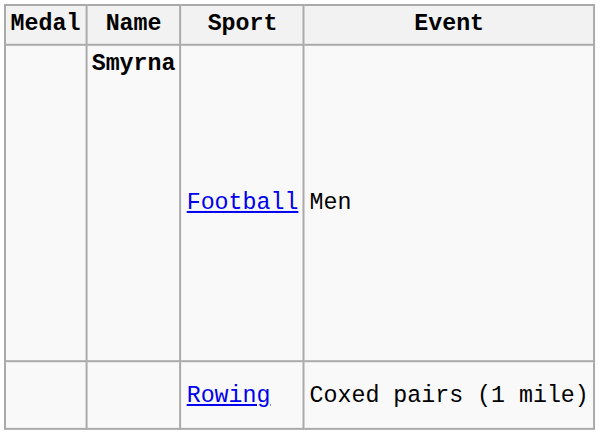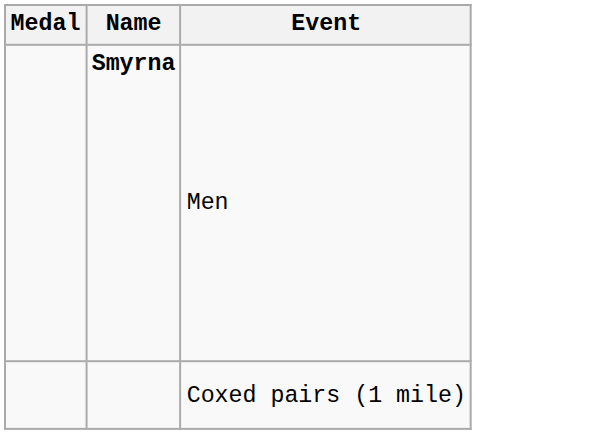- column: (243, 24)
